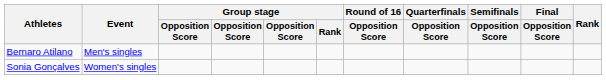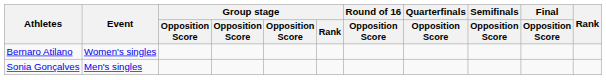(113, 52) Men's singles -> (120, 52) Women's singles
(120, 67) Women's singles -> (113, 67) Men's singles
